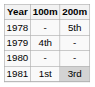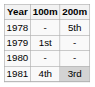(45, 43) 4th -> (45, 43) 1st
(45, 74) 1st -> (45, 74) 4th
